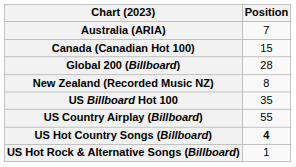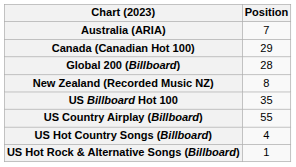(266, 48) 15 -> (266, 48) 29
(266, 135) bold -> (266, 135) normal
